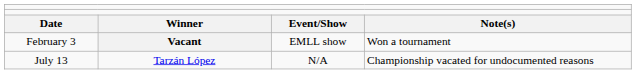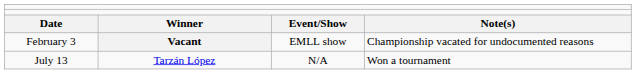(409, 41) Won a tournament -> (480, 41) Championship vacated for undocumented reasons
(480, 60) Championship vacated for undocumented reasons -> (409, 60) Won a tournament
